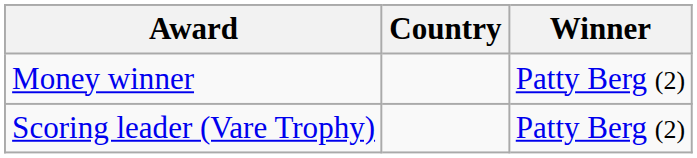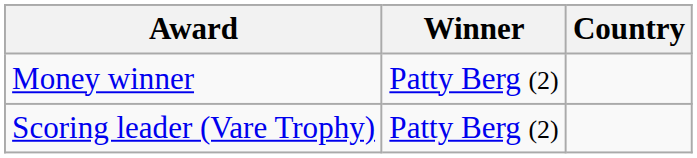columns swapped: (600, 29) <-> (445, 29)
